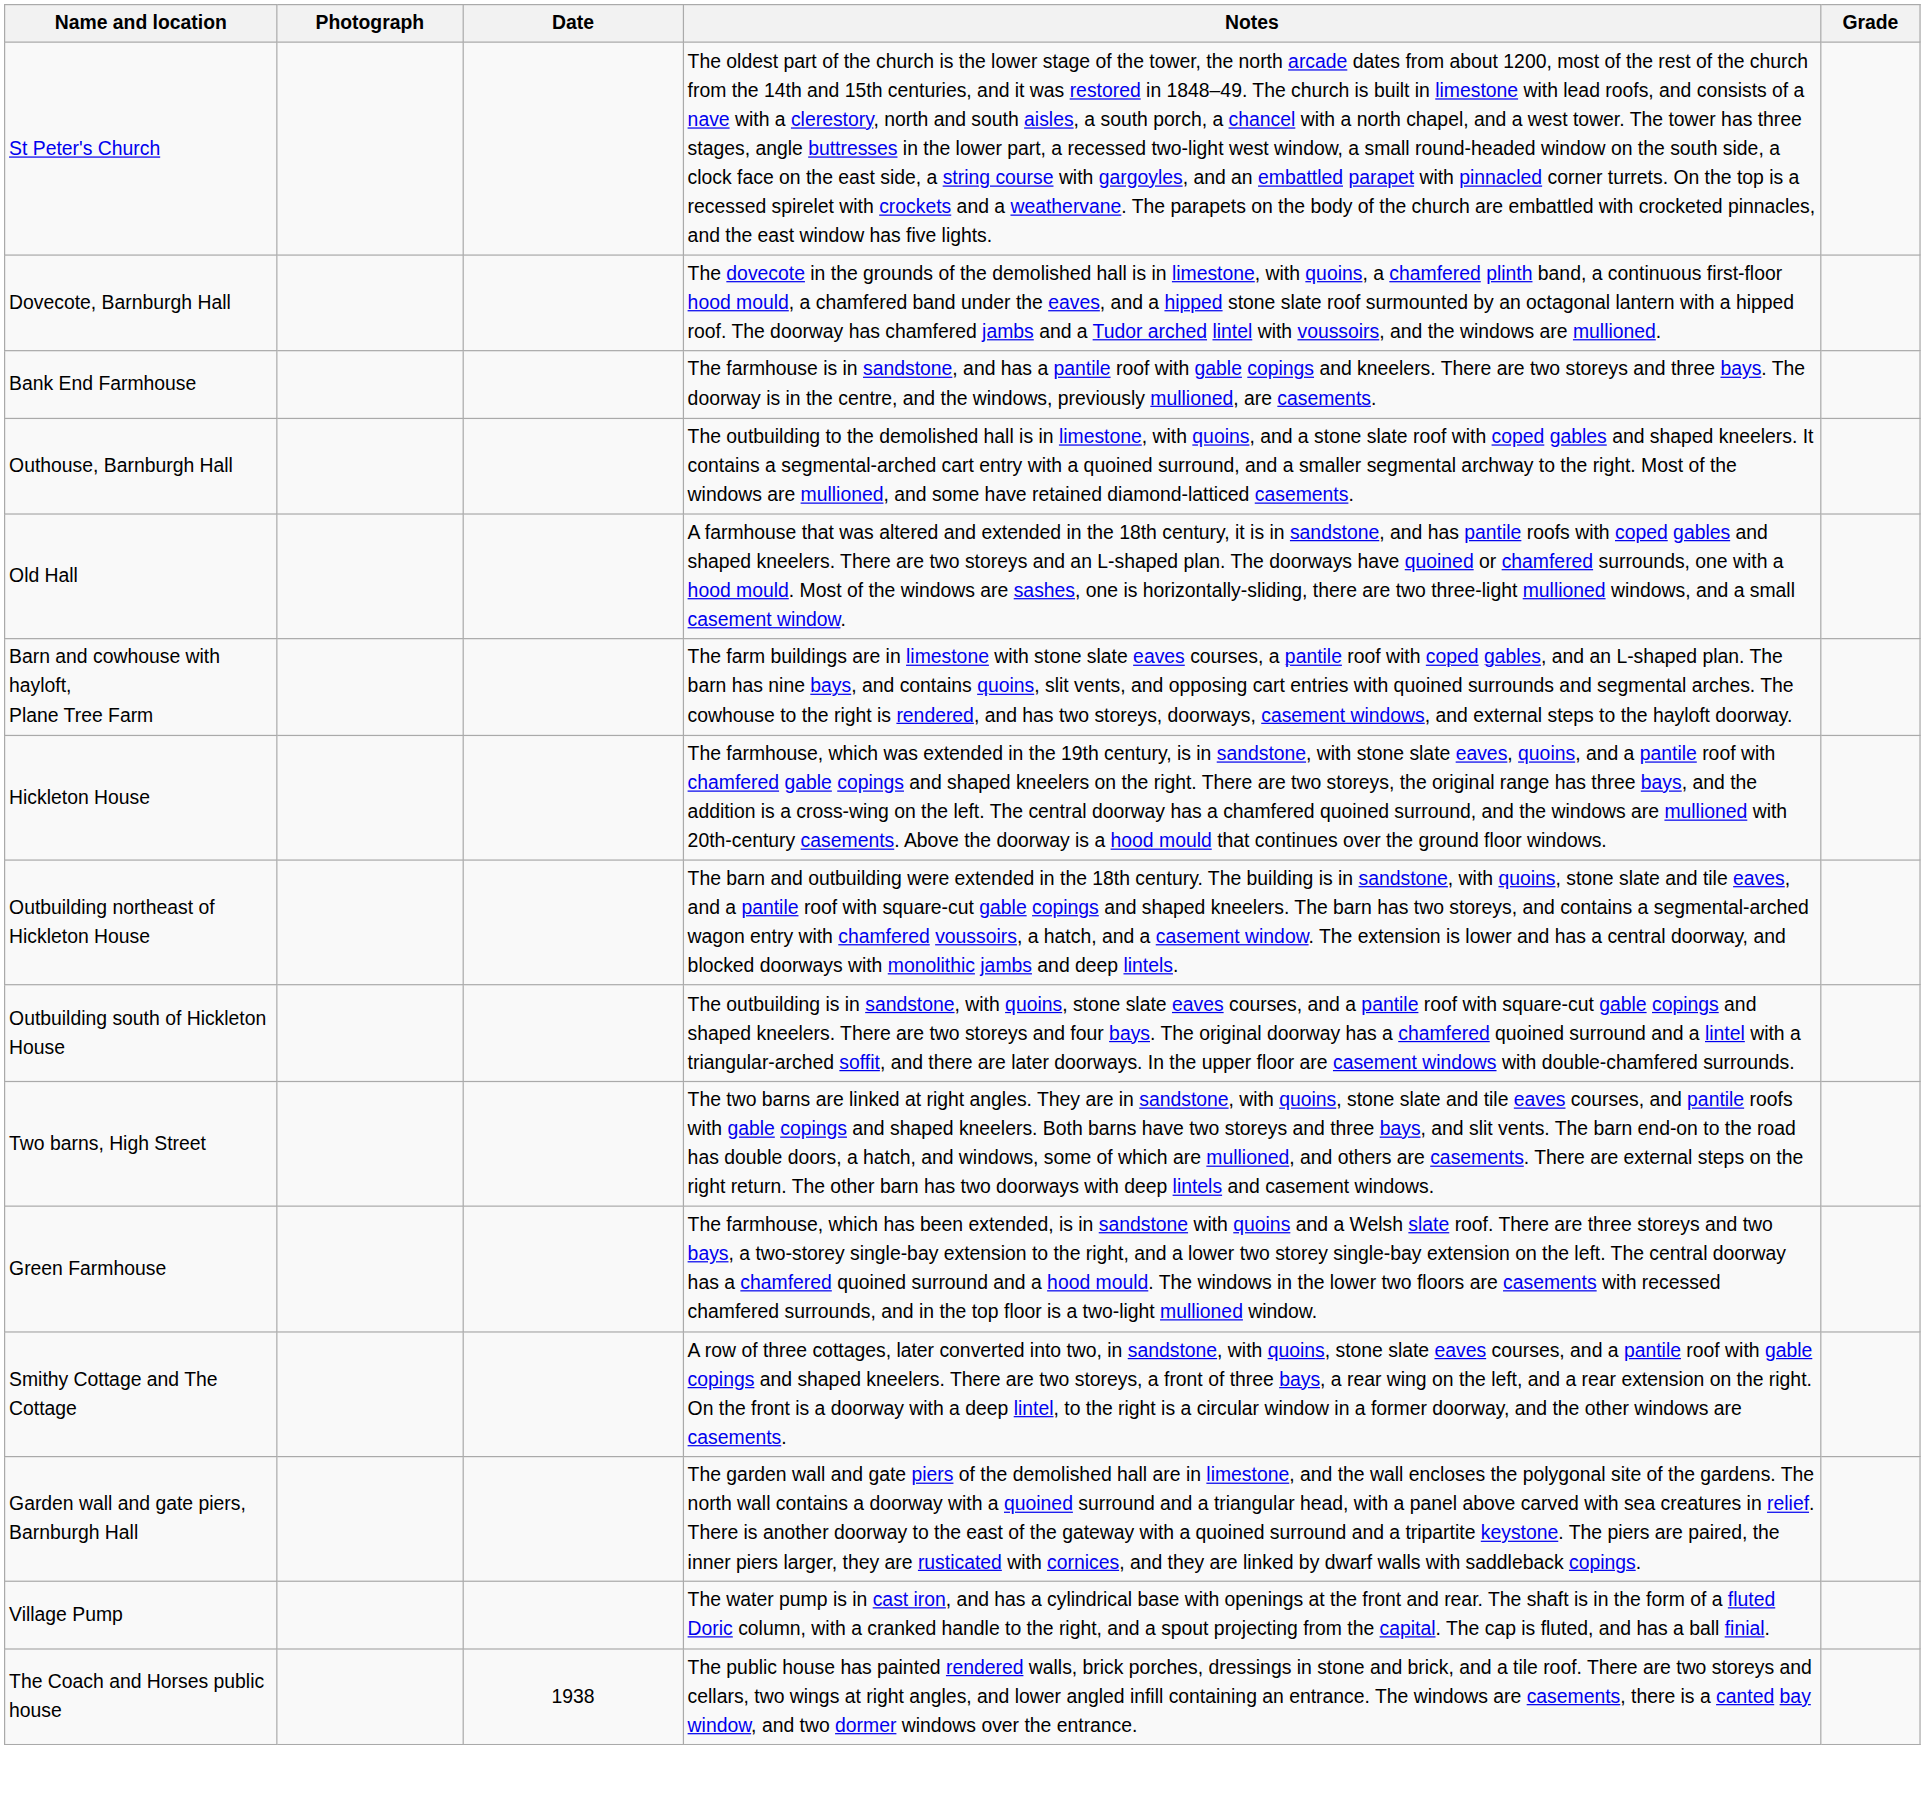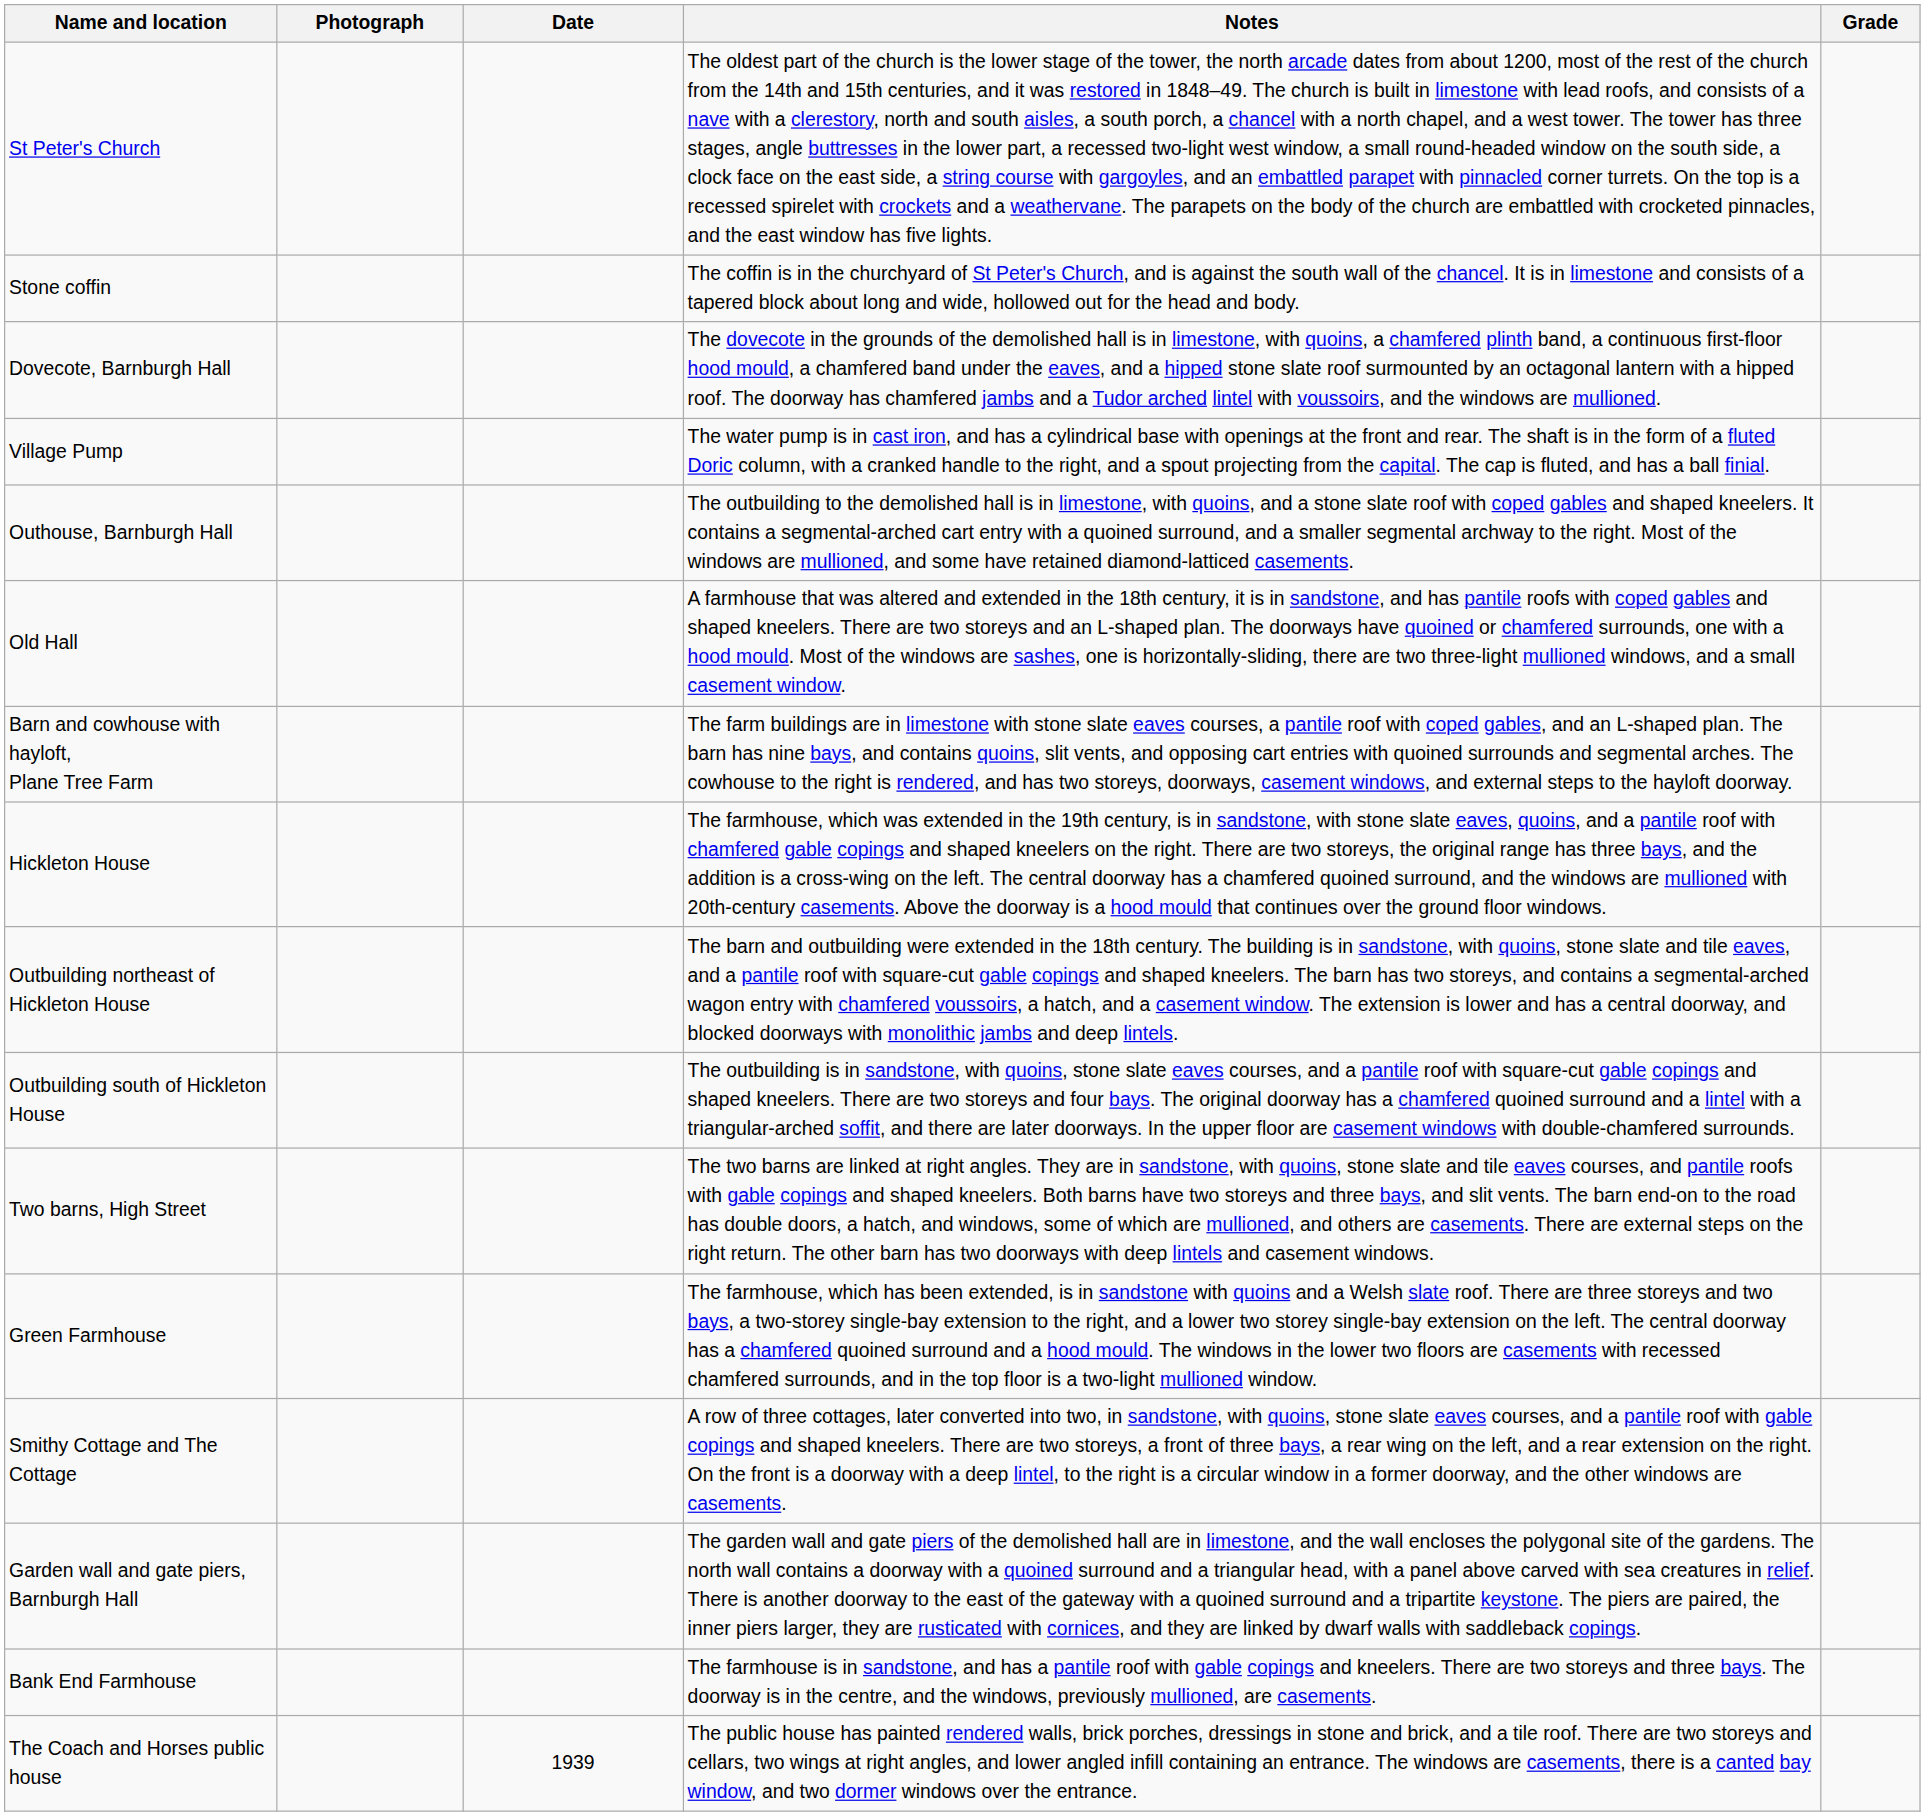+ row: (60, 288)
rows swapped: (103, 384) <-> (66, 1614)
(573, 1696) 1938 -> (573, 1763) 1939
